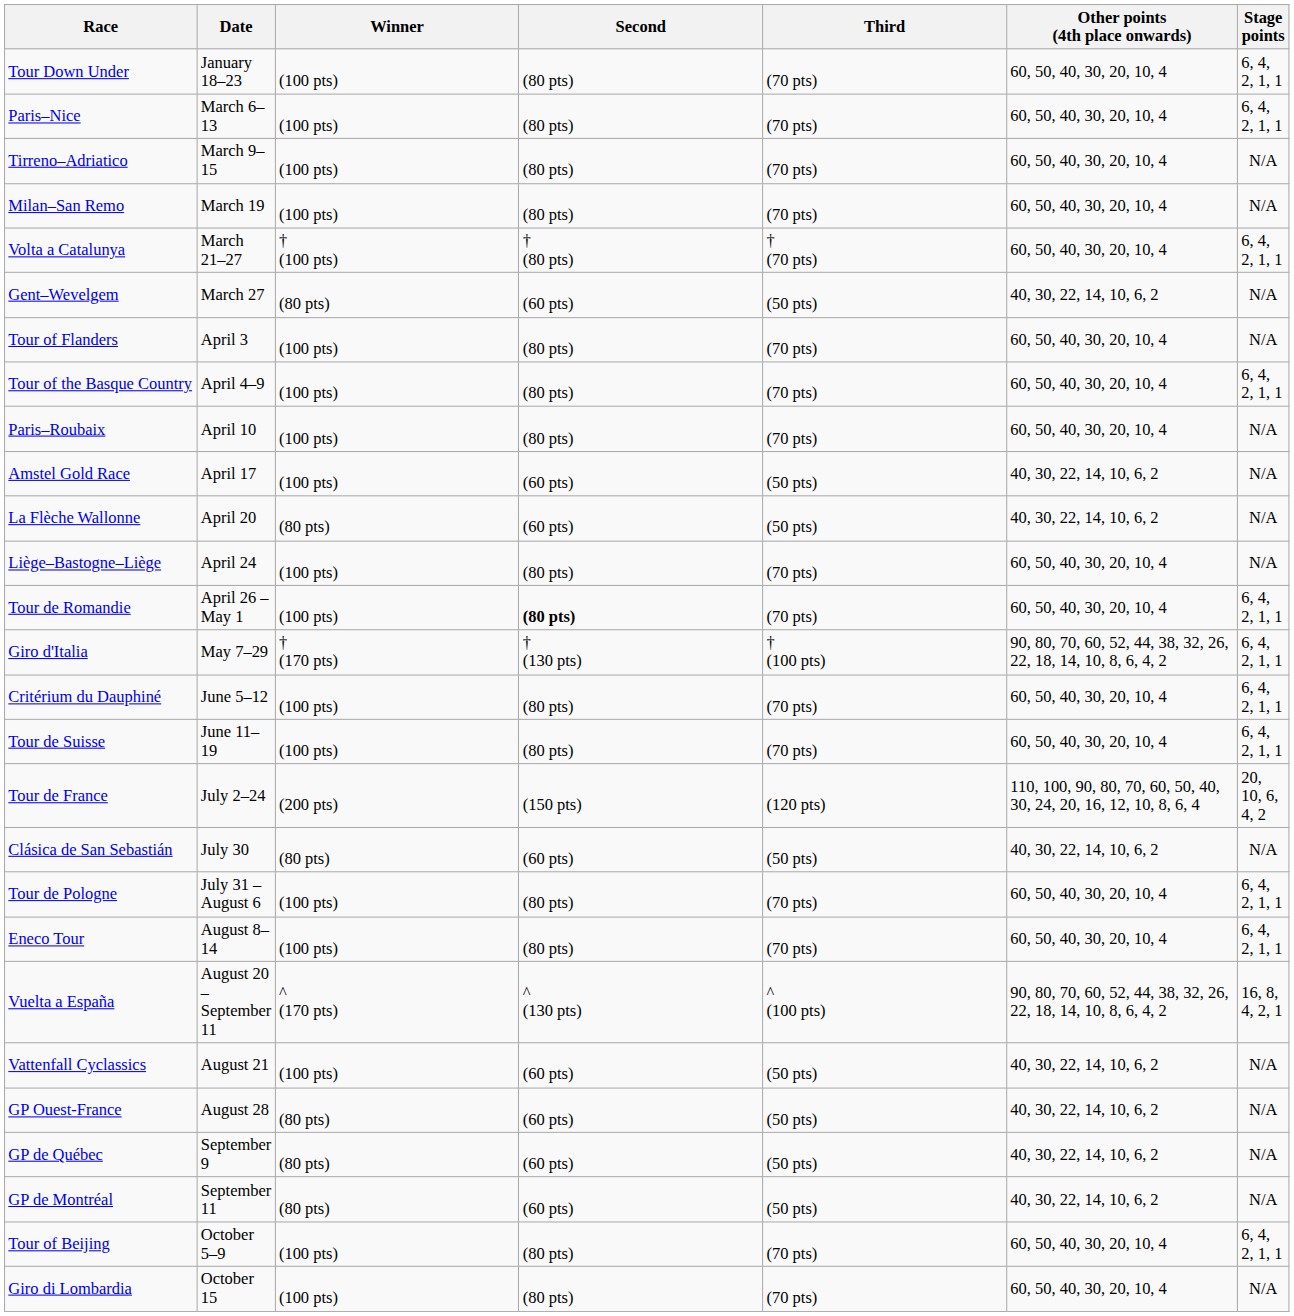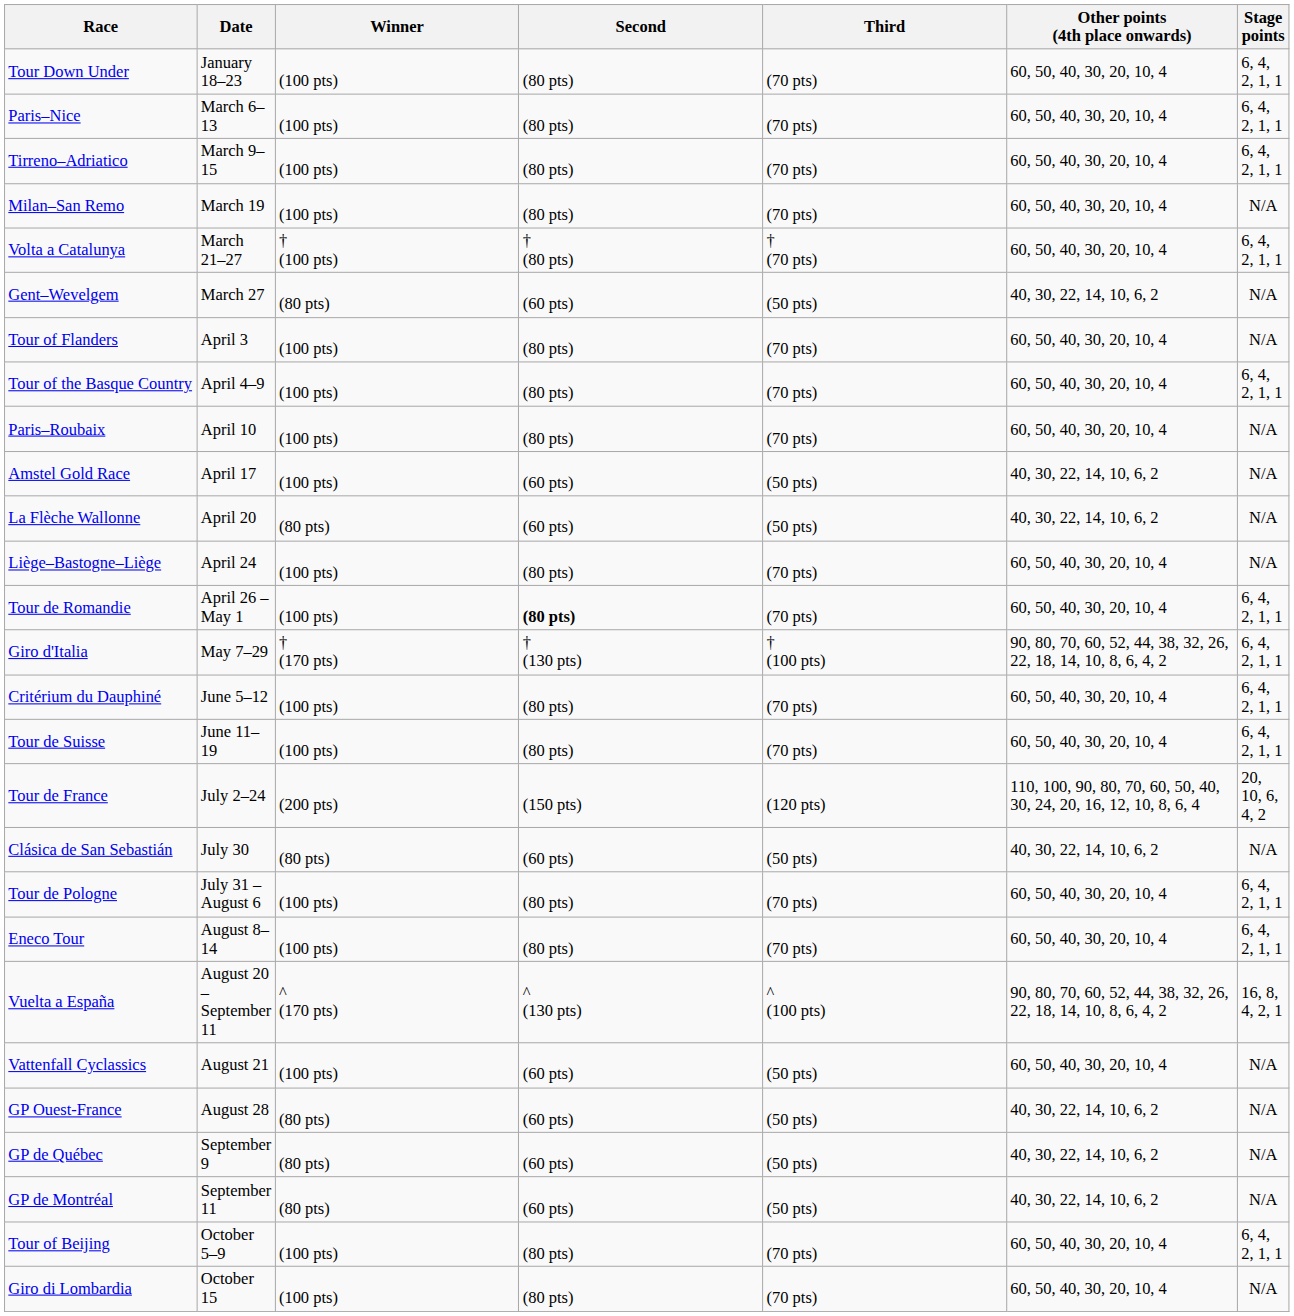(1263, 160) N/A -> (1262, 160) 6, 4, 2, 1, 1
(1084, 1065) 40, 30, 22, 14, 10, 6, 2 -> (1089, 1065) 60, 50, 40, 30, 20, 10, 4
